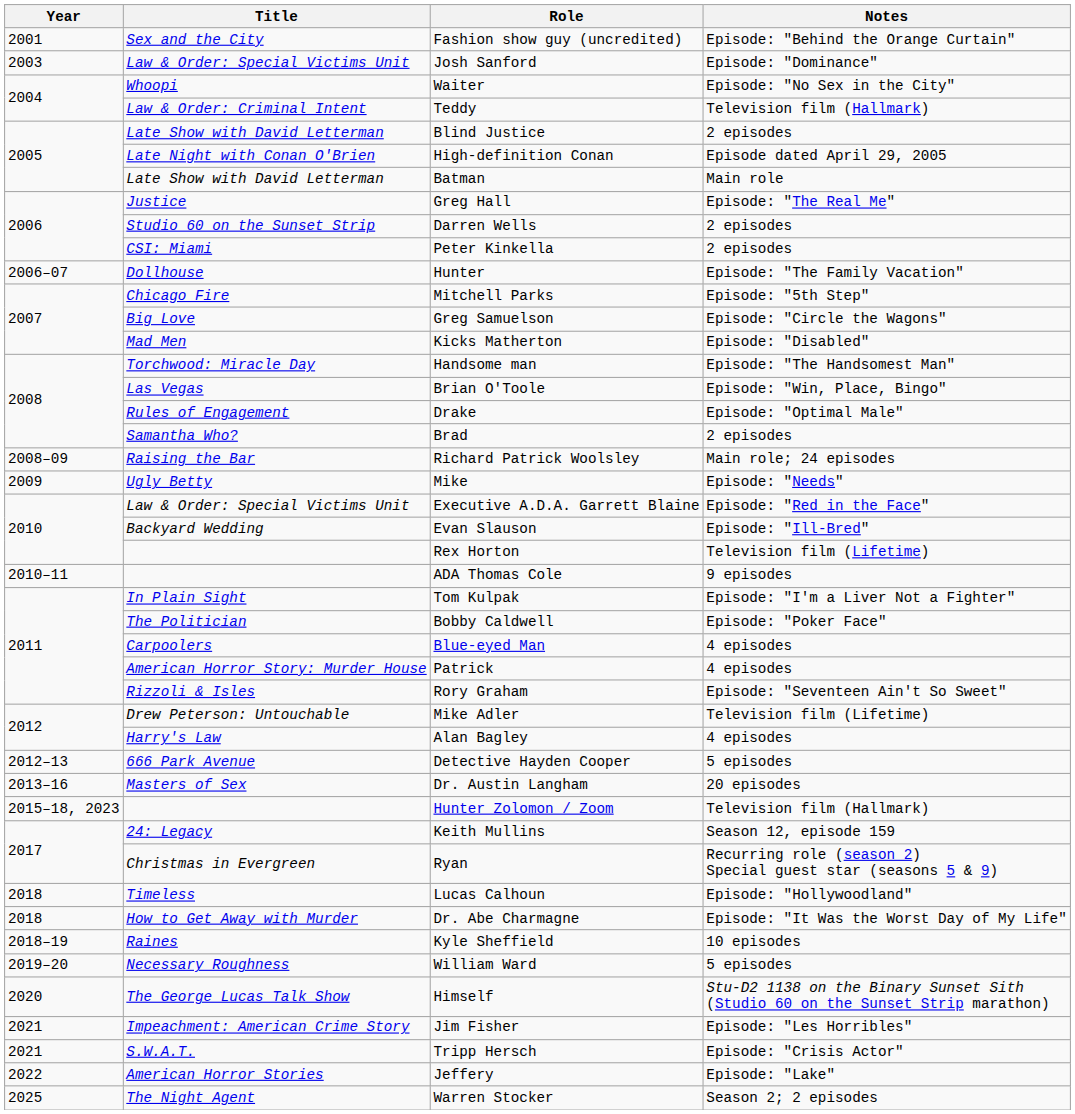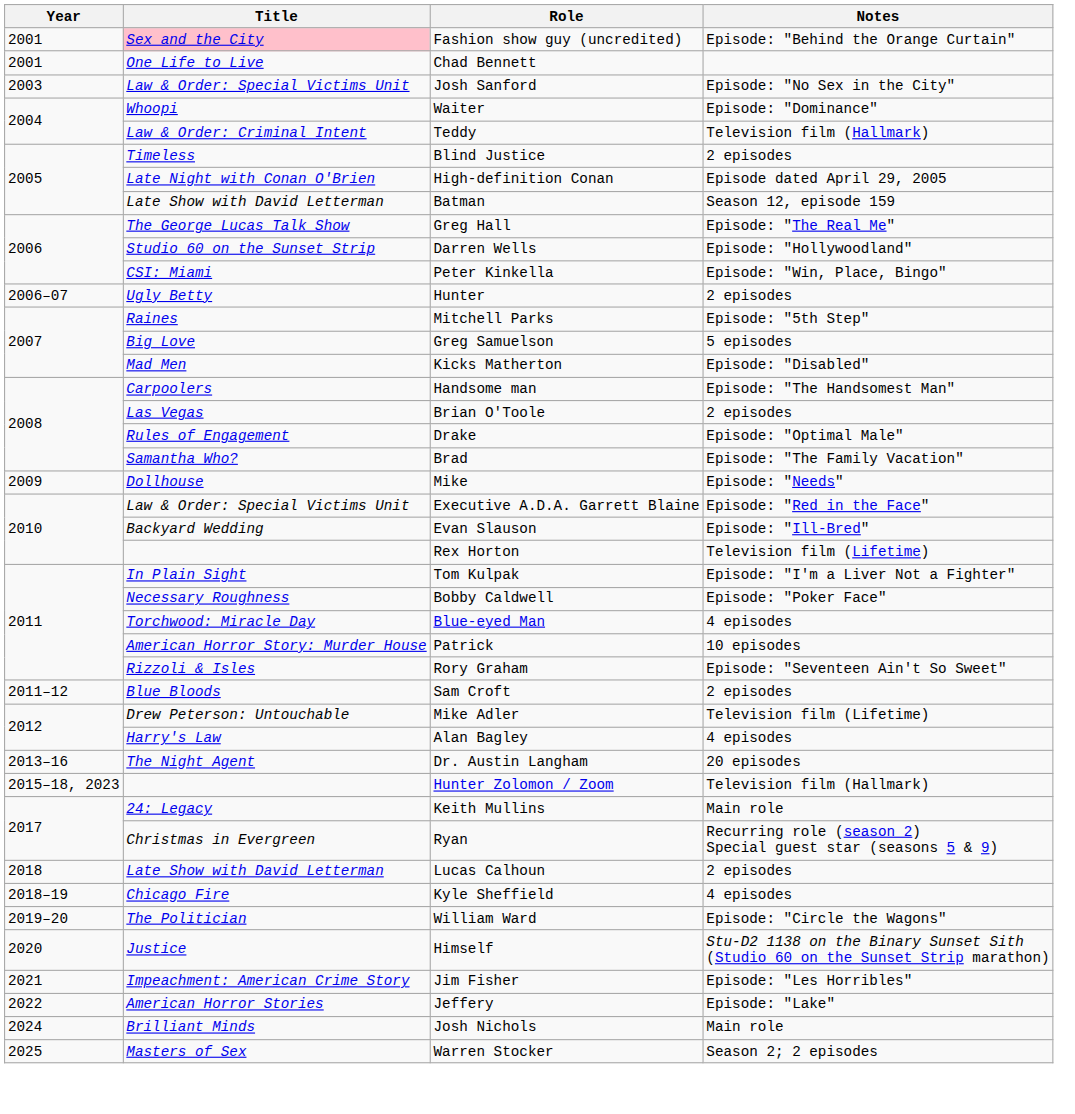(195, 40) no background -> (195, 40) pink background
+ row: (485, 63)
(792, 63) Episode: "Dominance" -> (831, 86) Episode: "No Sex in the City"
(831, 86) Episode: "No Sex in the City" -> (792, 109) Episode: "Dominance"
(255, 133) Late Show with David Letterman -> (161, 156) Timeless
(745, 179) Main role -> (801, 203) Season 12, episode 159
(156, 203) Justice -> (238, 226) The George Lucas Talk Show
(749, 226) 2 episodes -> (809, 249) Episode: "Hollywoodland"
(749, 249) 2 episodes -> (826, 273) Episode: "Win, Place, Bingo"
(165, 273) Dollhouse -> (169, 296) Ugly Betty
(835, 273) Episode: "The Family Vacation" -> (749, 296) 2 episodes
(178, 296) Chicago Fire -> (152, 319) Raines
(826, 319) Episode: "Circle the Wagons" -> (749, 342) 5 episodes
(221, 366) Torchwood: Miracle Day -> (169, 389) Carpoolers
(826, 389) Episode: "Win, Place, Bingo" -> (749, 412) 2 episodes
(749, 436) 2 episodes -> (835, 459) Episode: "The Family Vacation"
- row: (536, 459)
(169, 482) Ugly Betty -> (165, 482) Dollhouse
- row: (498, 576)
(186, 622) The Politician -> (208, 599) Necessary Roughness
(169, 645) Carpoolers -> (221, 622) Torchwood: Miracle Day
(749, 669) 4 episodes -> (754, 645) 10 episodes
+ row: (472, 692)
- row: (532, 762)
(186, 785) Masters of Sex -> (191, 762) The Night Agent
(801, 832) Season 12, episode 159 -> (745, 809) Main role
(161, 895) Timeless -> (255, 872) Late Show with David Letterman
(809, 895) Episode: "Hollywoodland" -> (749, 872) 2 episodes
- row: (506, 918)
(152, 942) Raines -> (178, 895) Chicago Fire
(754, 942) 10 episodes -> (749, 895) 4 episodes
(208, 965) Necessary Roughness -> (186, 918) The Politician
(749, 965) 5 episodes -> (826, 918) Episode: "Circle the Wagons"
(238, 997) The George Lucas Talk Show -> (156, 950) Justice
- row: (485, 1051)
+ row: (485, 1028)
(191, 1098) The Night Agent -> (186, 1051) Masters of Sex
